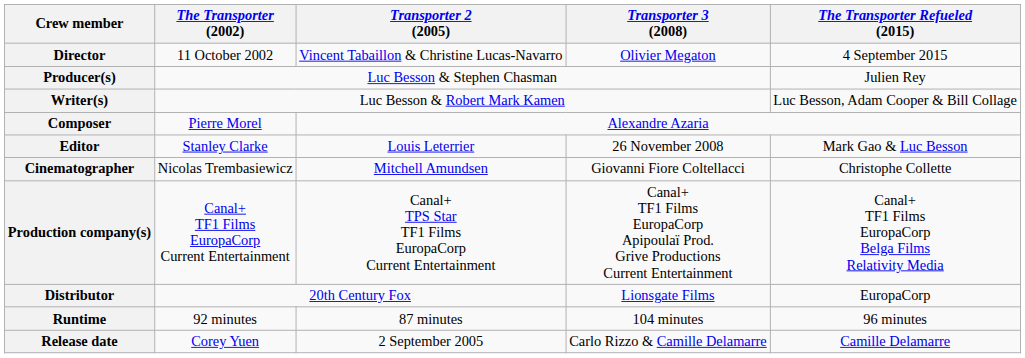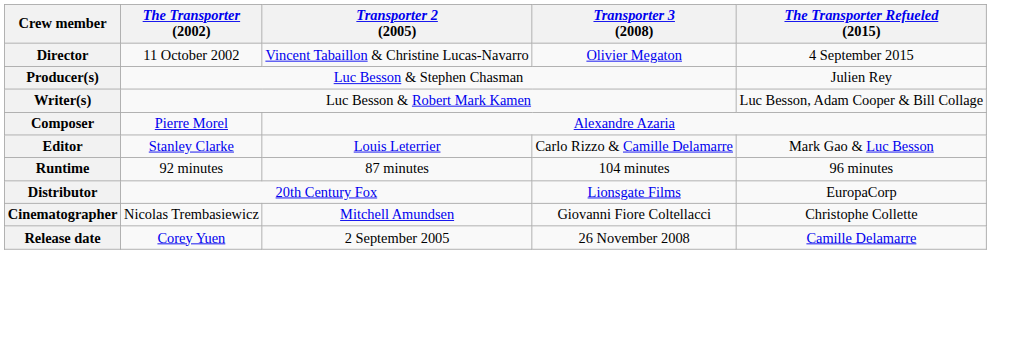(668, 146) 26 November 2008 -> (634, 146) Carlo Rizzo & Camille Delamarre
rows swapped: (79, 169) <-> (79, 318)
- row: (79, 232)
(668, 341) Carlo Rizzo & Camille Delamarre -> (634, 237) 26 November 2008
